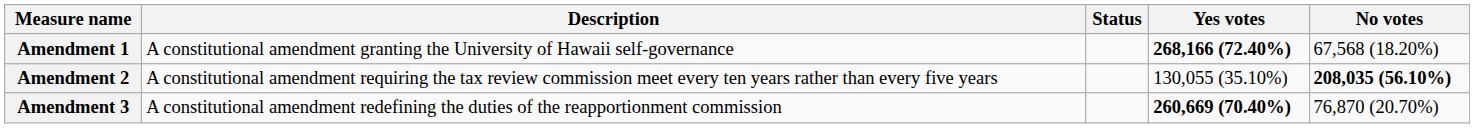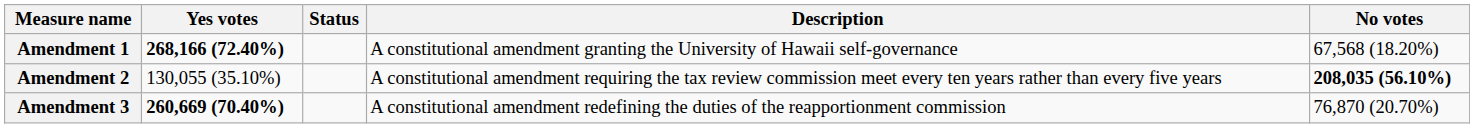columns swapped: (614, 19) <-> (1229, 19)
